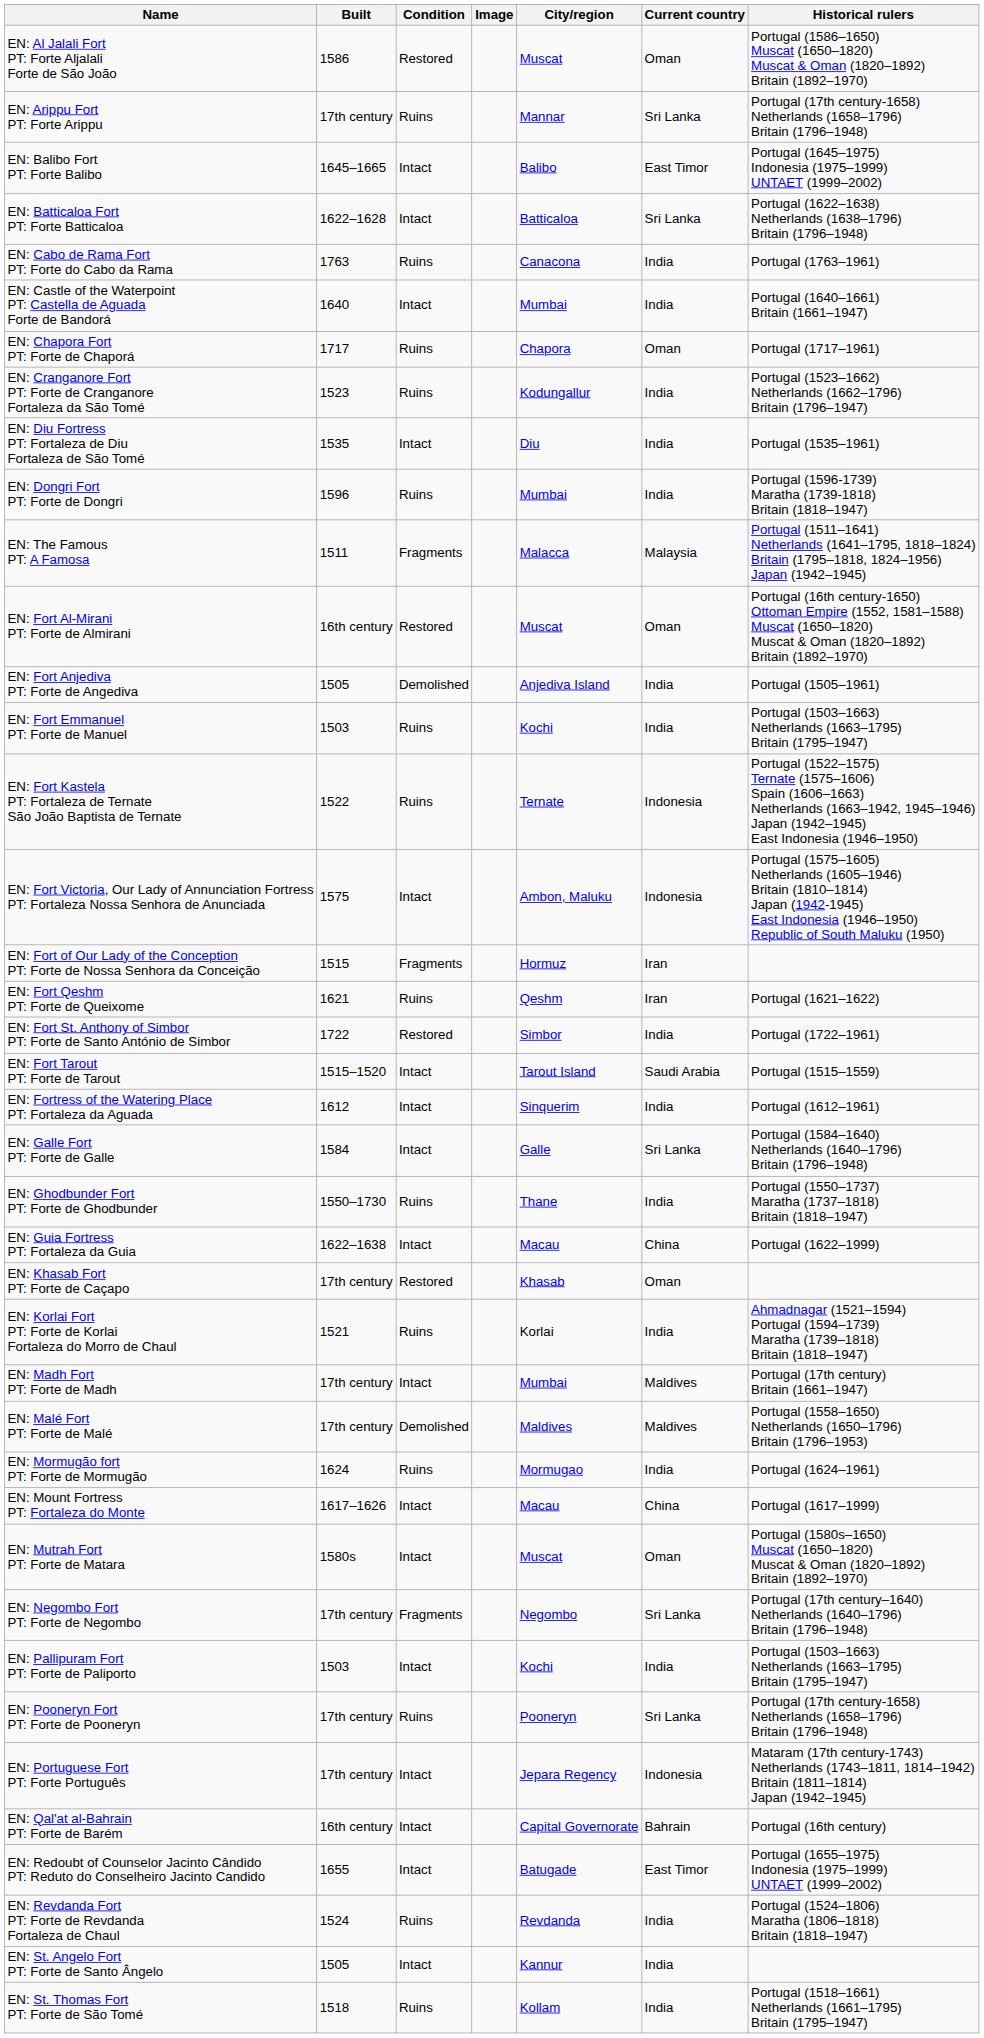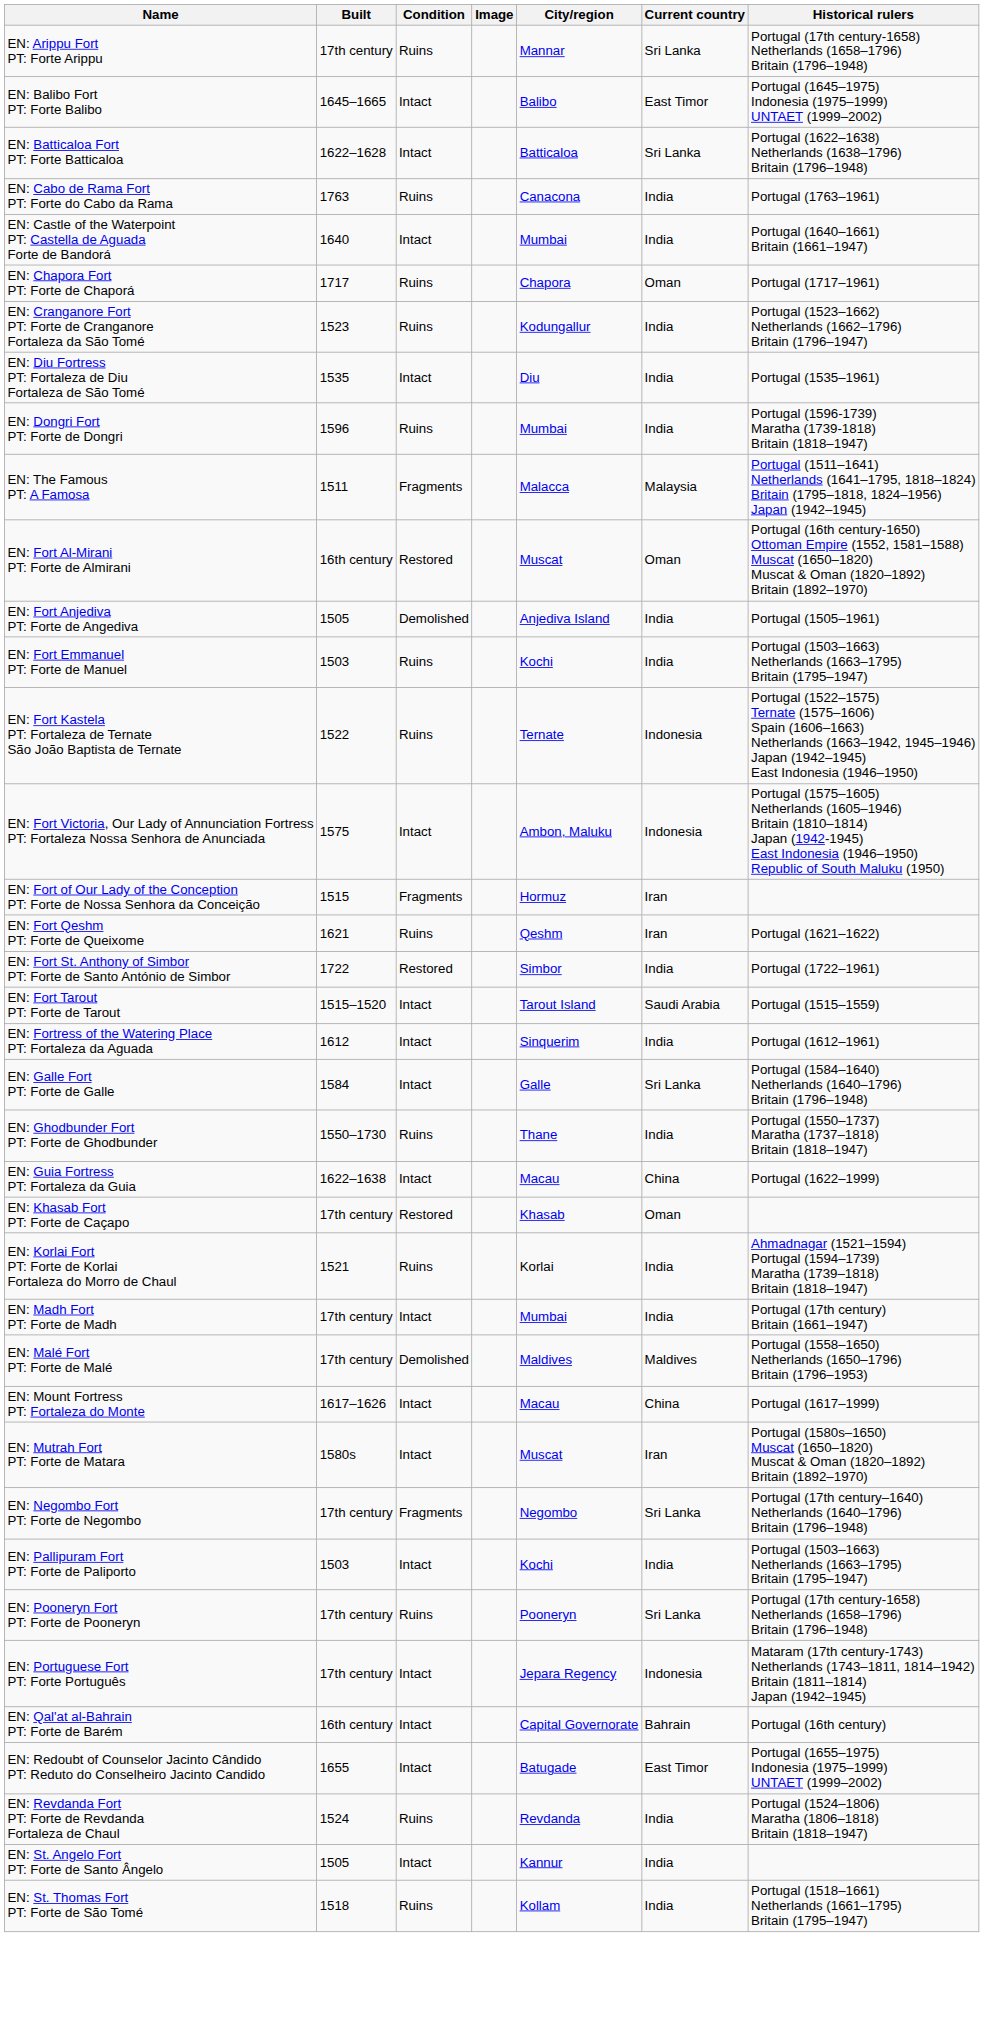- row: (62, 58)
(671, 1382) Maldives -> (659, 1317) India
- row: (77, 1469)
(663, 1556) Oman -> (656, 1454) Iran
